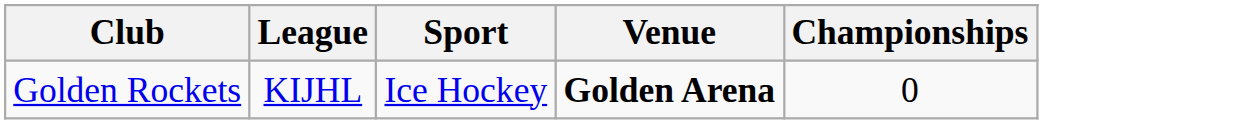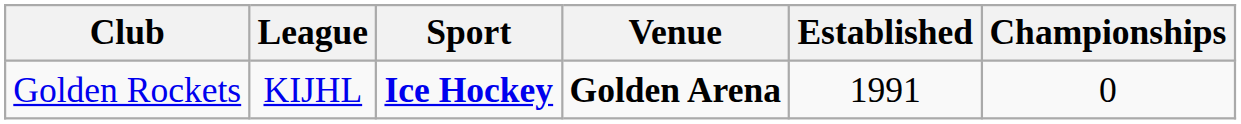+ column: (885, 32)
(466, 88) normal -> (469, 88) bold
